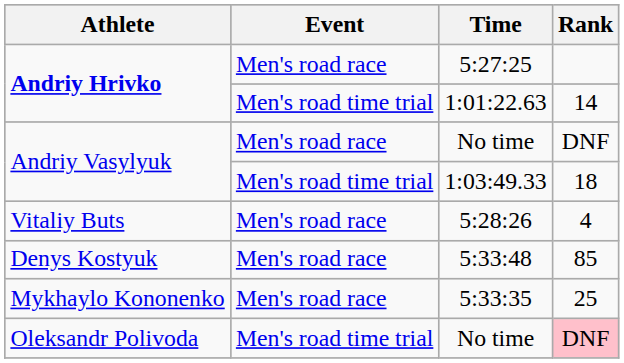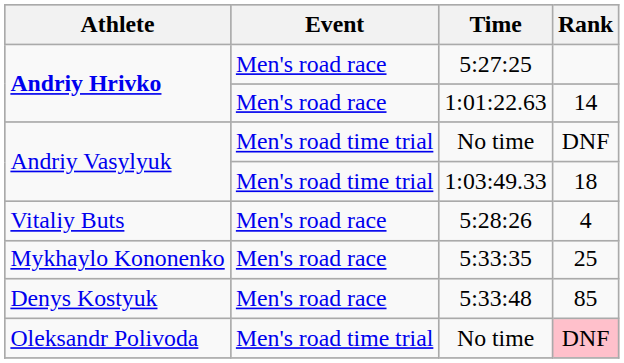(335, 102) Men's road time trial -> (311, 102) Men's road race
(311, 142) Men's road race -> (335, 142) Men's road time trial
rows swapped: (118, 298) <-> (84, 259)
